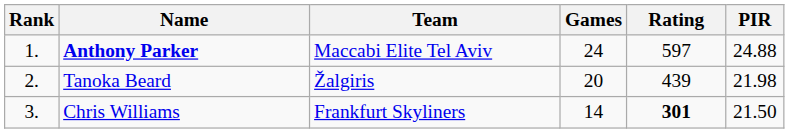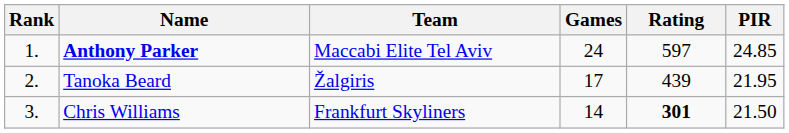(755, 50) 24.88 -> (755, 50) 24.85
(594, 81) 20 -> (594, 81) 17
(755, 81) 21.98 -> (755, 81) 21.95
